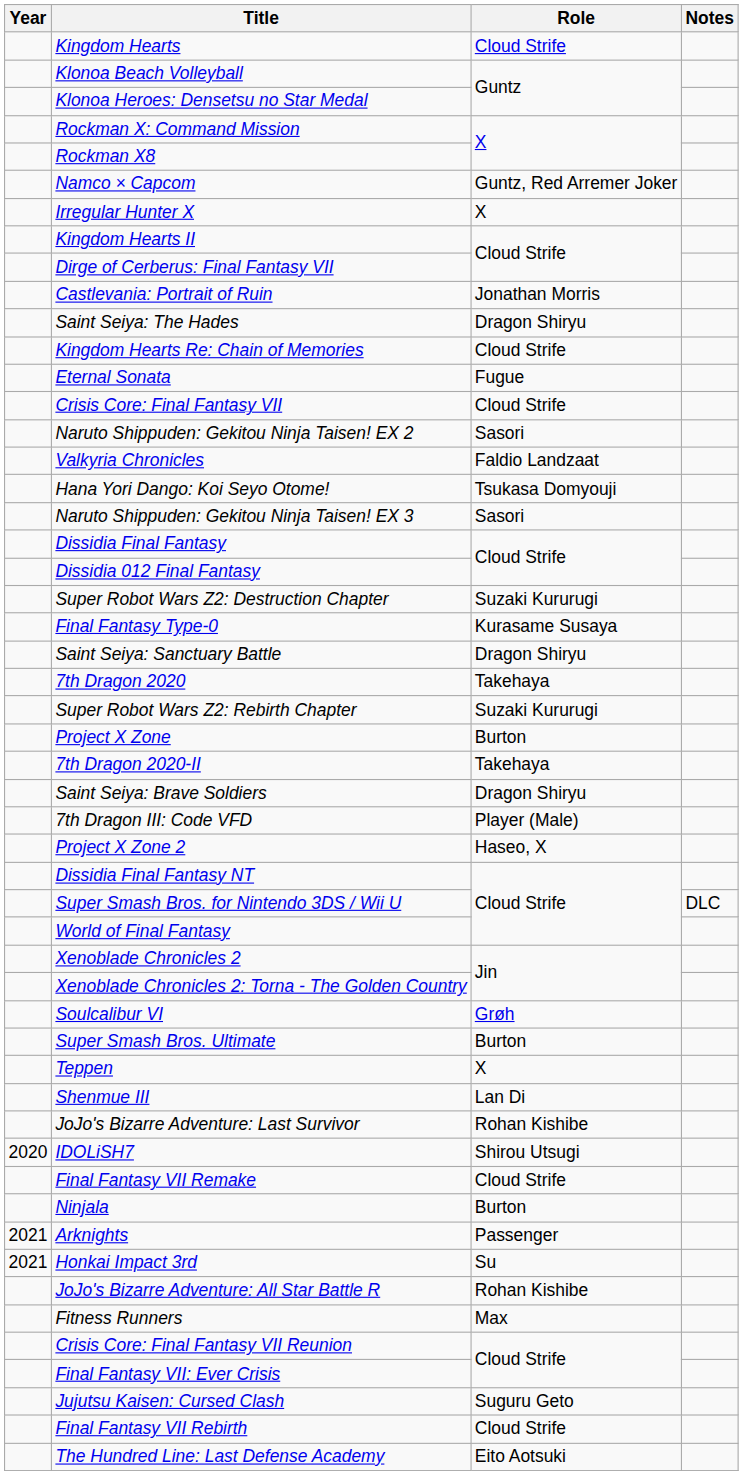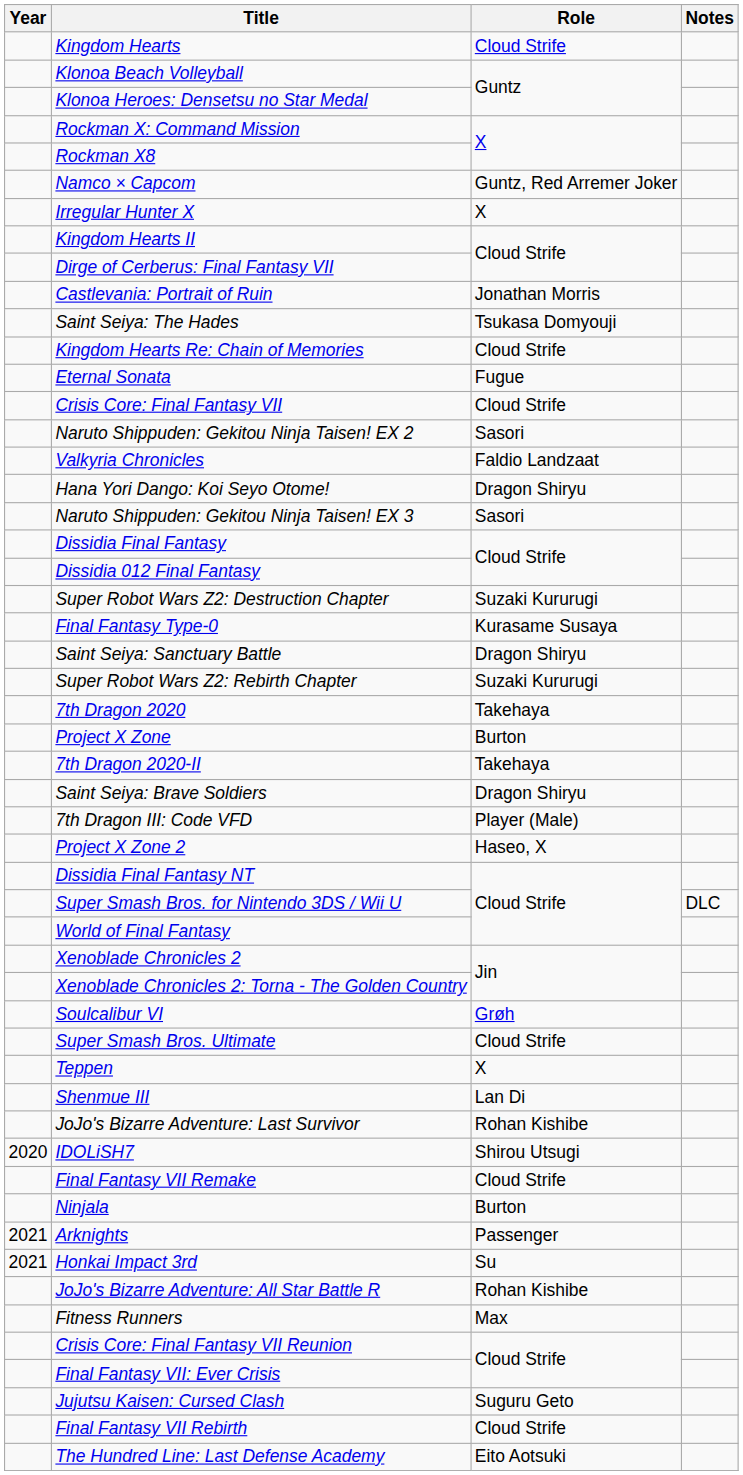(531, 322) Dragon Shiryu -> (546, 322) Tsukasa Domyouji
(546, 488) Tsukasa Domyouji -> (531, 488) Dragon Shiryu
rows swapped: (120, 682) <-> (206, 709)
(501, 1041) Burton -> (520, 1041) Cloud Strife
